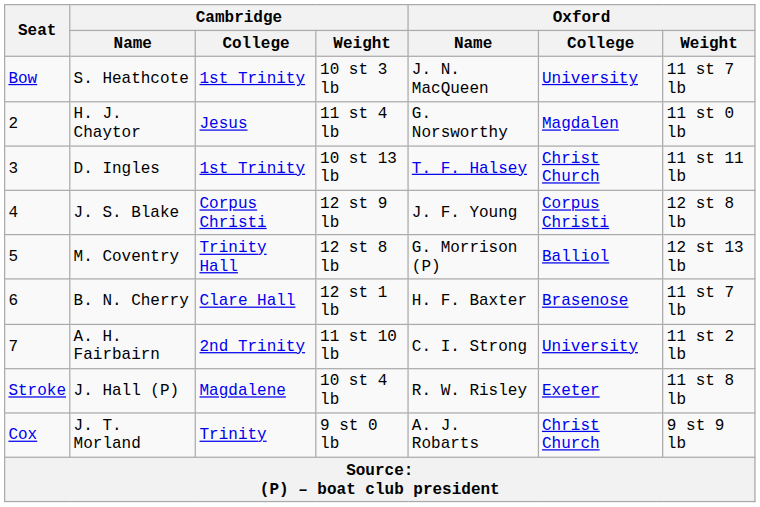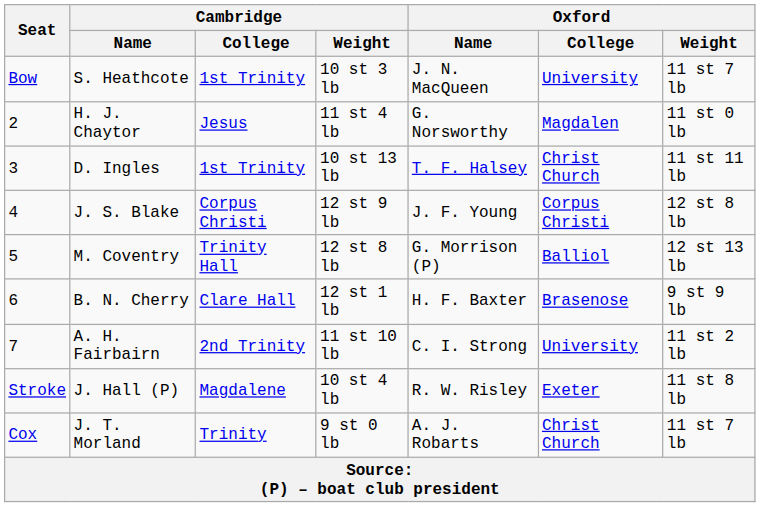(700, 302) 11 st 7 lb -> (696, 302) 9 st 9 lb
(696, 435) 9 st 9 lb -> (700, 435) 11 st 7 lb
